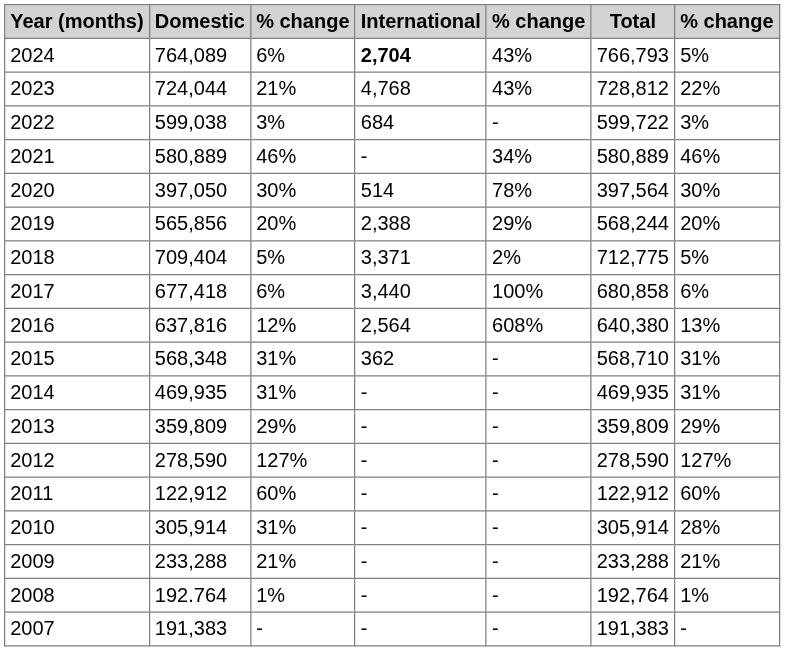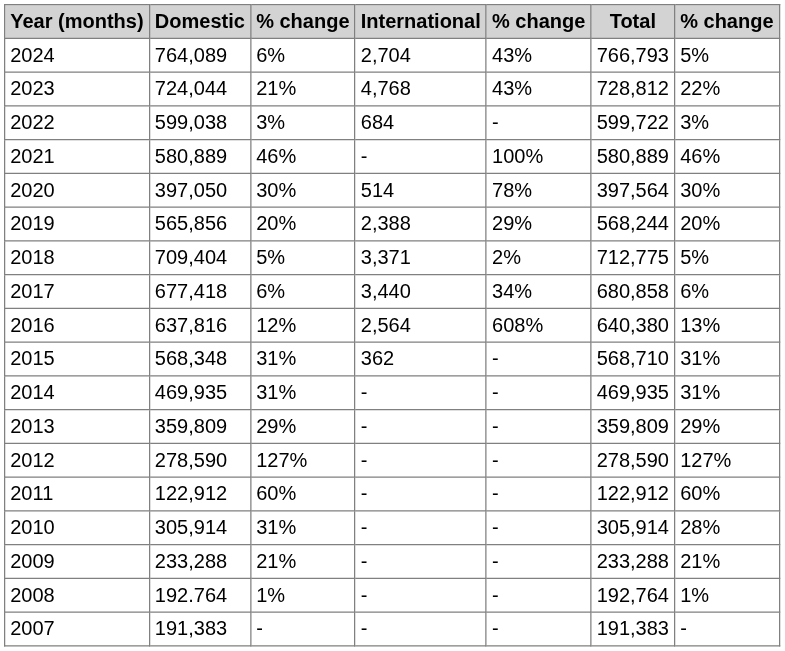(386, 55) bold -> (386, 55) normal
(512, 156) 34% -> (518, 156) 100%
(518, 291) 100% -> (512, 291) 34%
